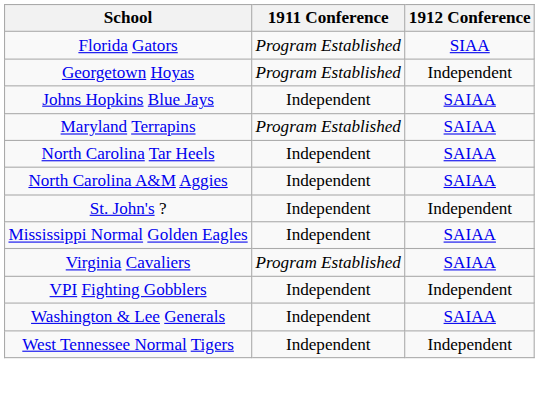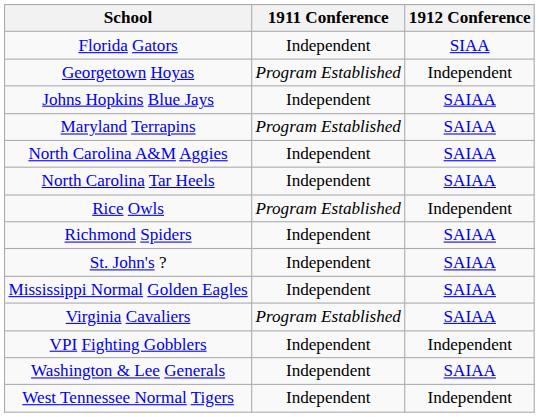(328, 45) Program Established -> (328, 45) Independent
rows swapped: (128, 153) <-> (128, 180)
+ row: (128, 208)
+ row: (128, 235)
(470, 208) Independent -> (470, 262) SAIAA
